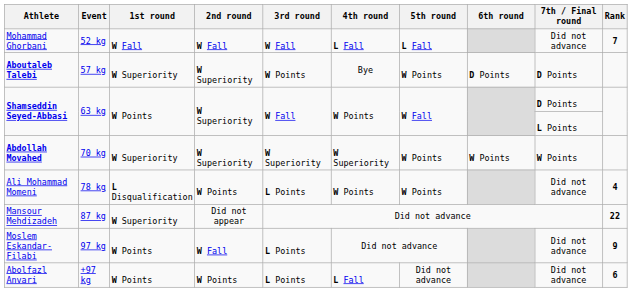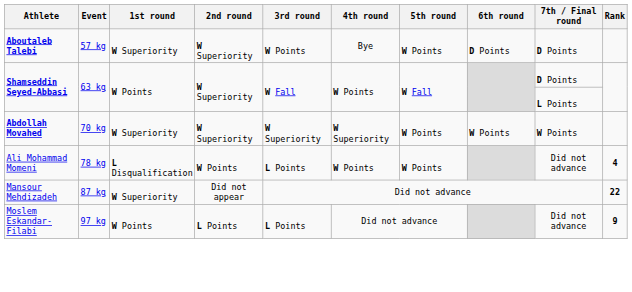- row: (27, 40)
(212, 250) W Fall -> (217, 226) L Points
- row: (27, 275)
